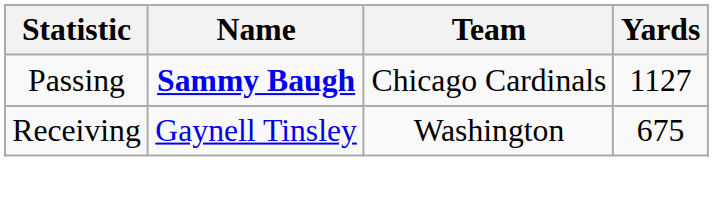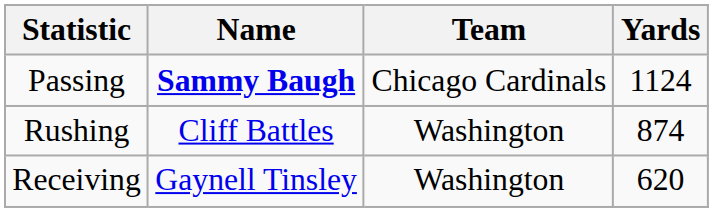(661, 79) 1127 -> (661, 79) 1124
+ row: (77, 130)
(661, 130) 675 -> (661, 180) 620
